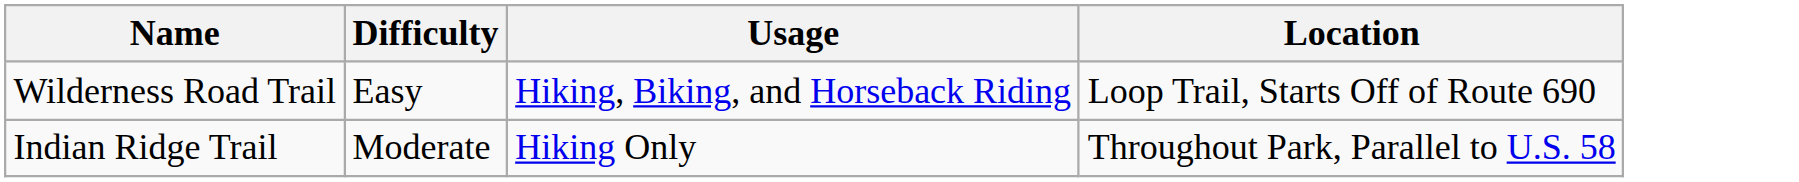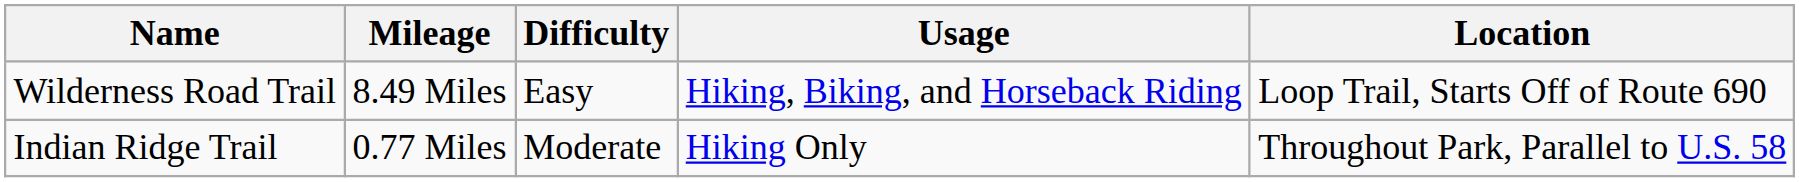+ column: (430, 33)
